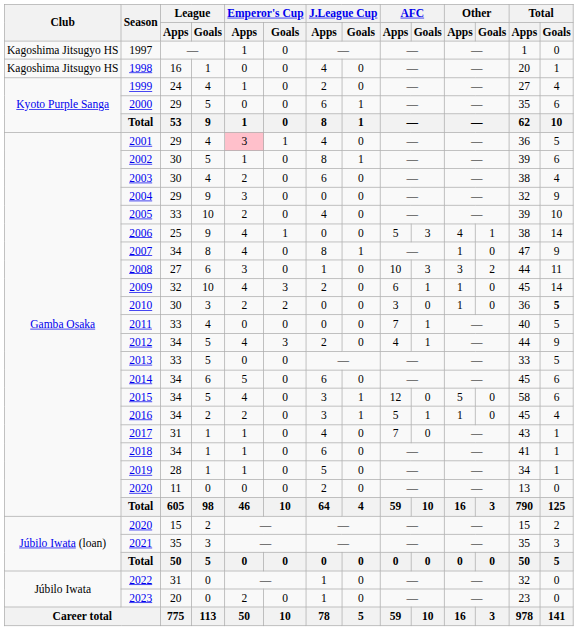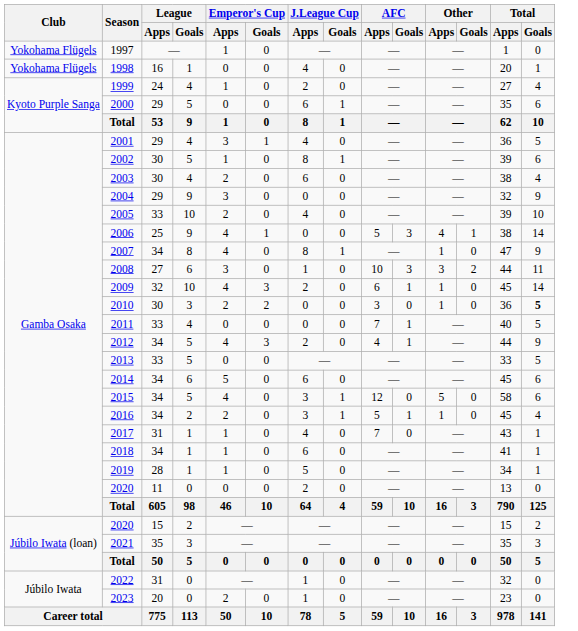(63, 50) Kagoshima Jitsugyo HS -> (53, 50) Yokohama Flügels
(63, 68) Kagoshima Jitsugyo HS -> (53, 68) Yokohama Flügels
(244, 141) pink background -> (226, 141) no background
